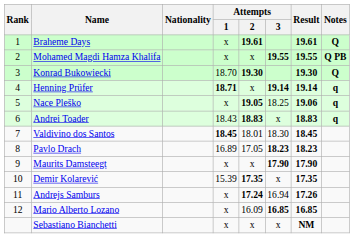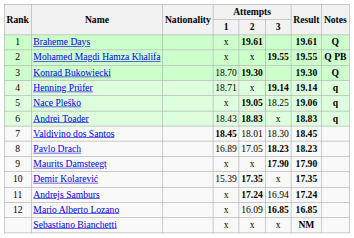(226, 88) bold -> (226, 88) normal
(306, 194) 17.26 -> (306, 194) 17.24
